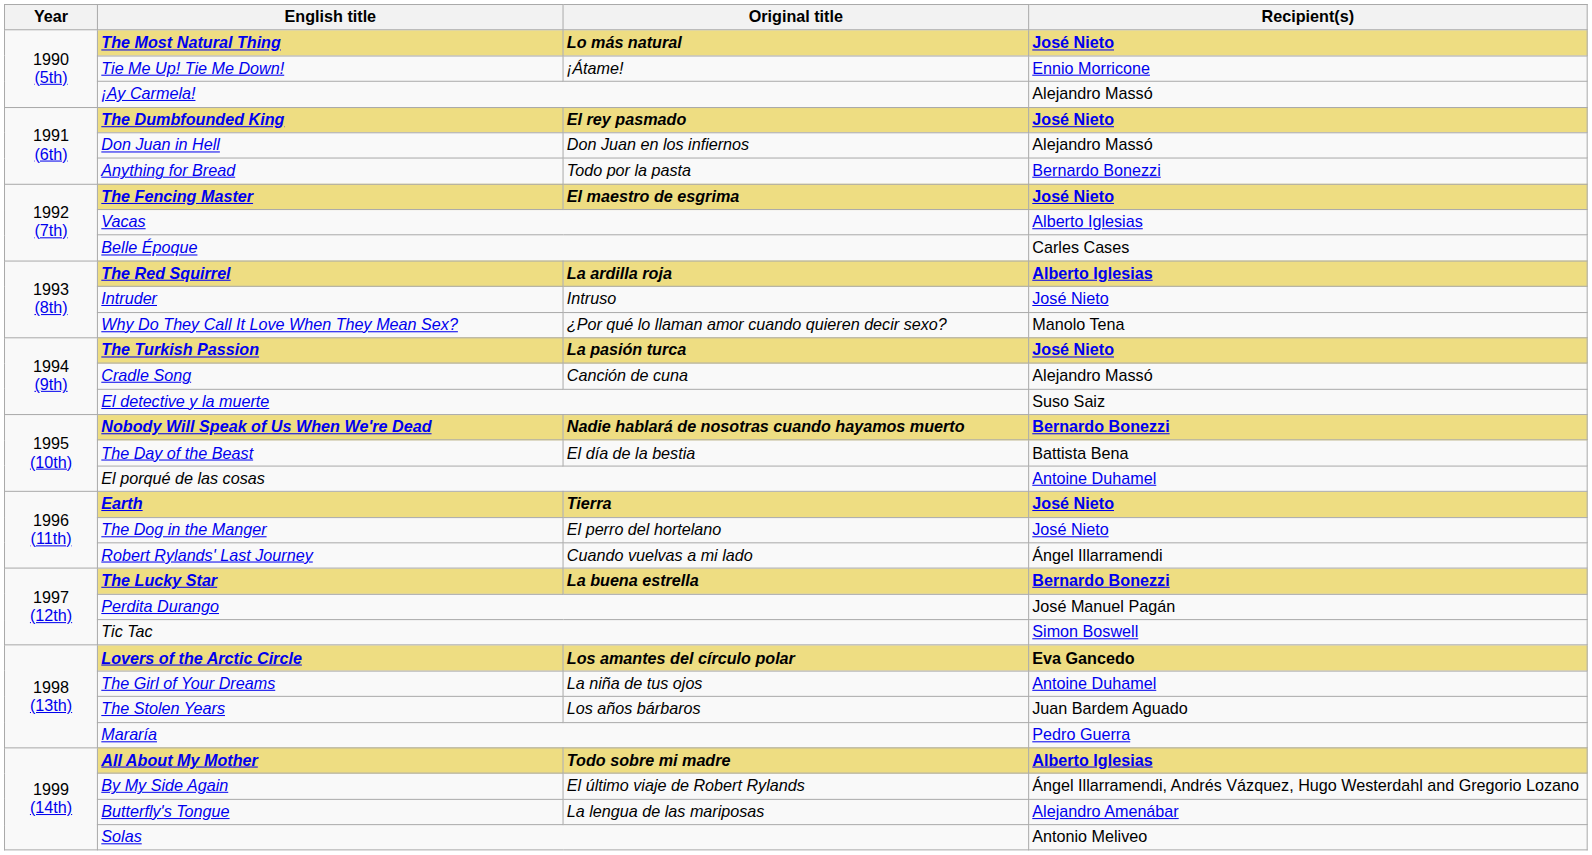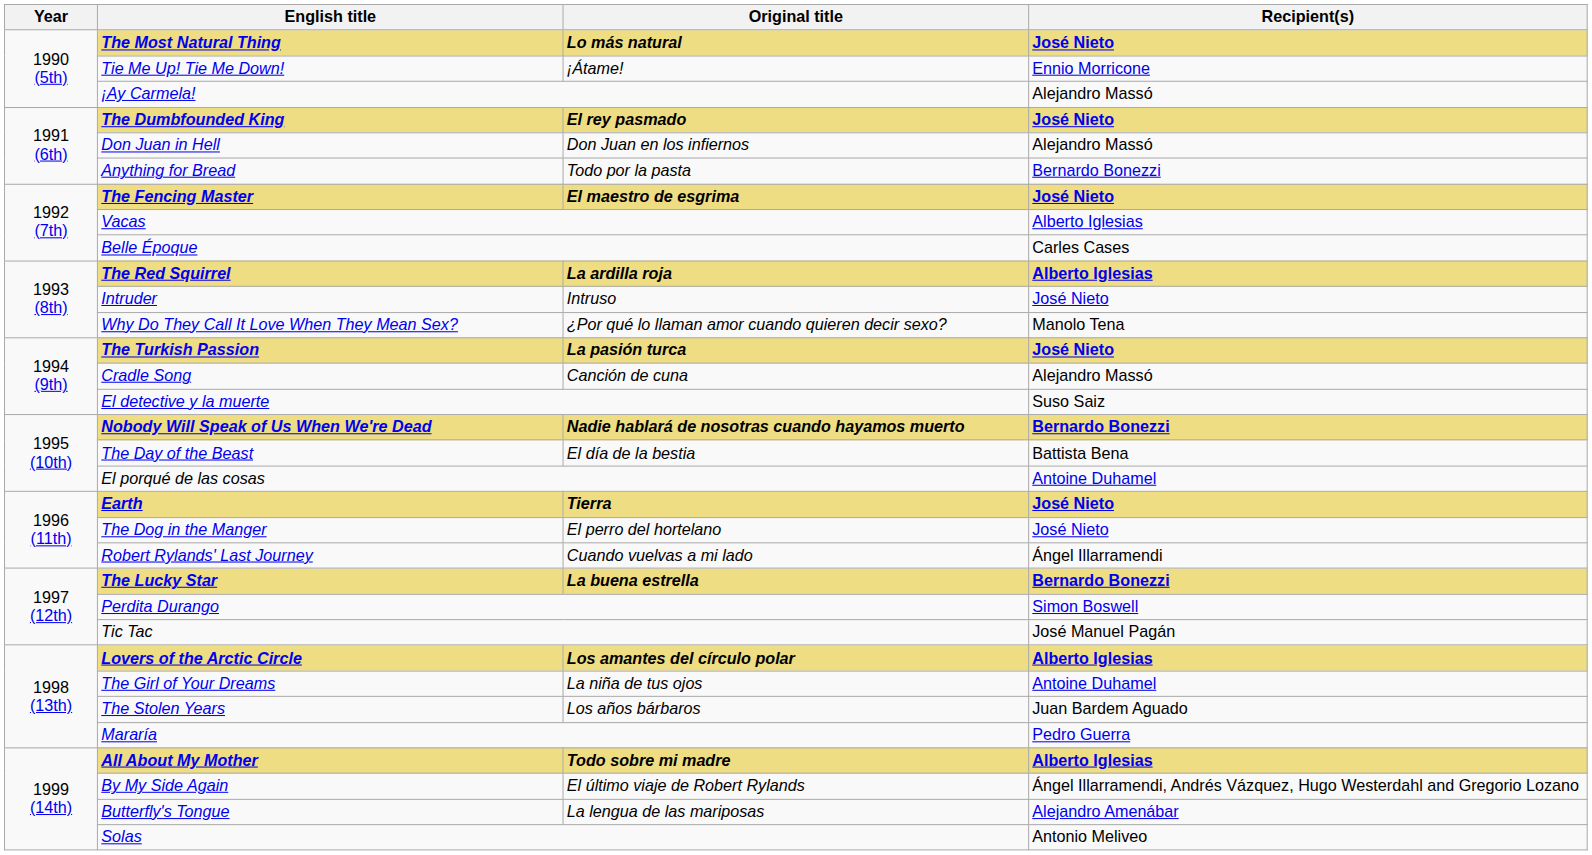(1104, 606) José Manuel Pagán -> (1085, 606) Simon Boswell
(1085, 632) Simon Boswell -> (1104, 632) José Manuel Pagán
(1083, 658) Eva Gancedo -> (1092, 658) Alberto Iglesias
